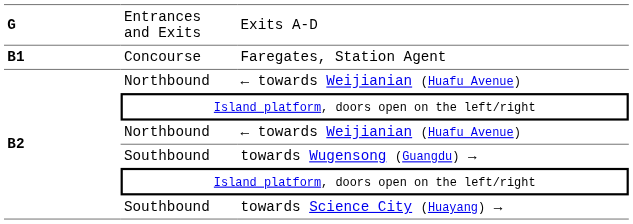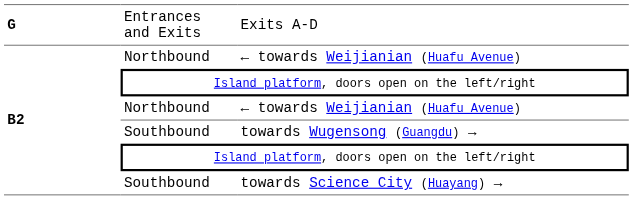- row: (163, 57)
